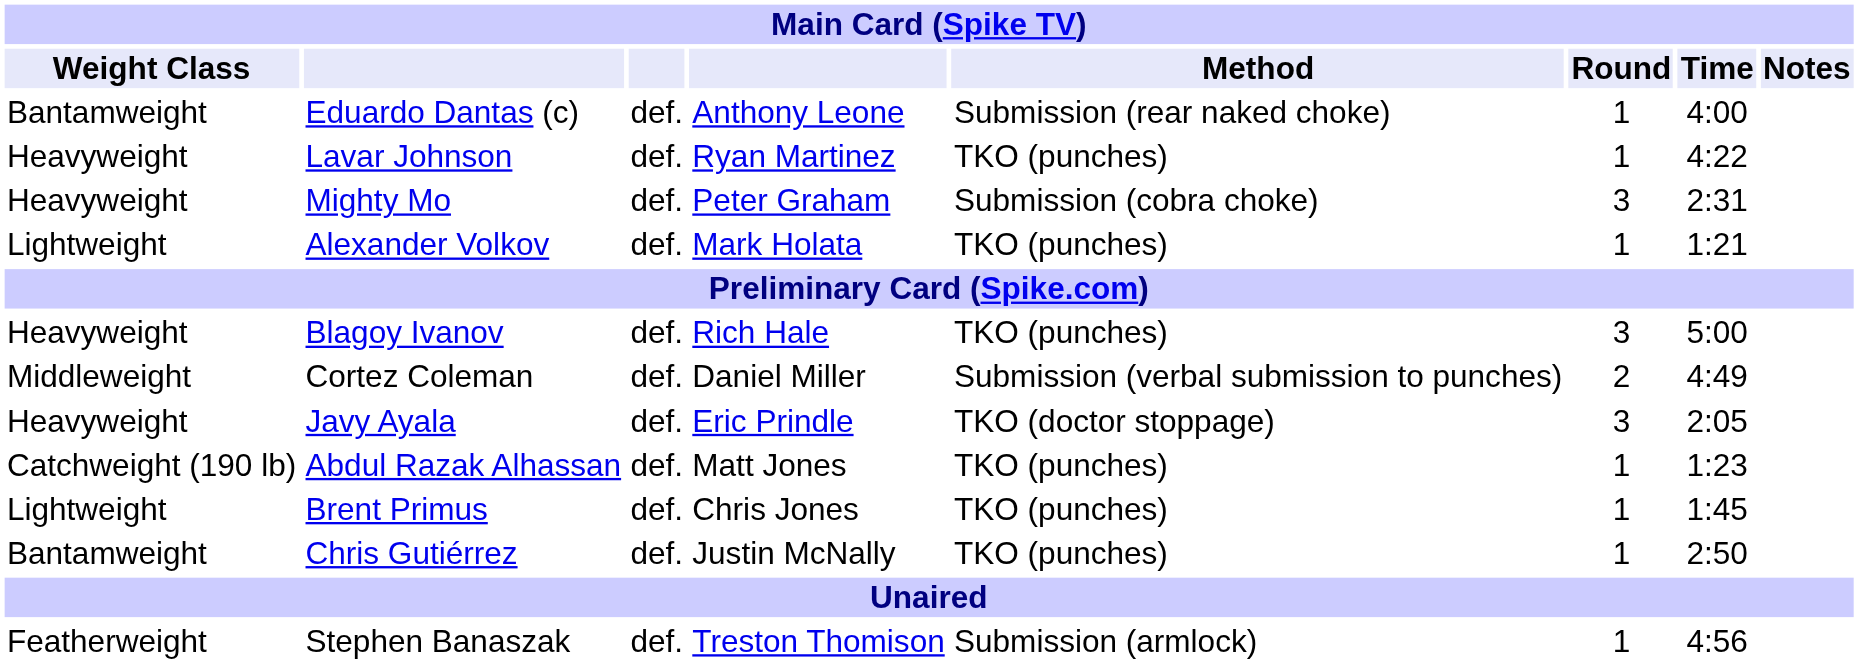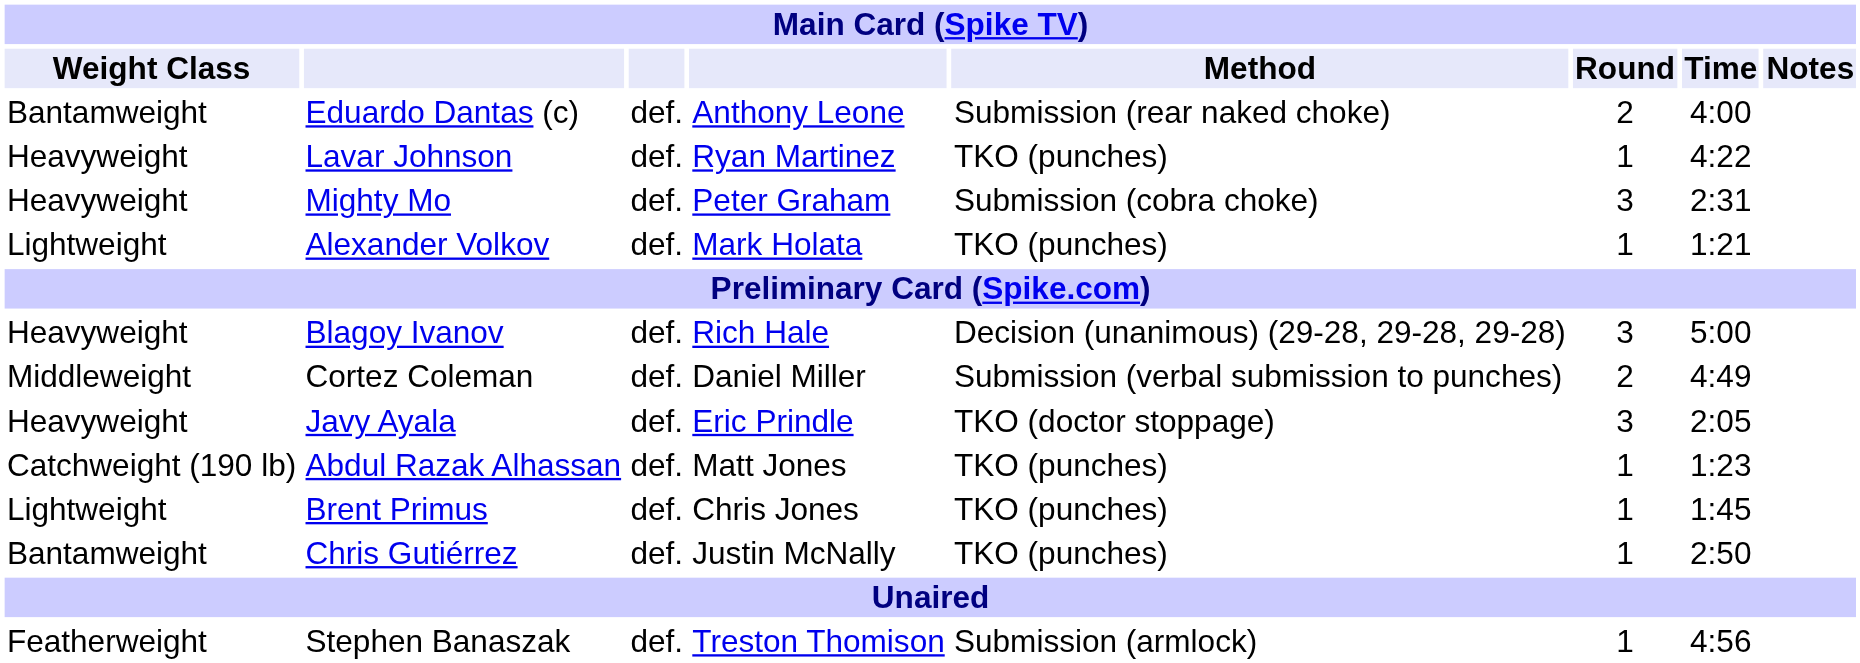(1621, 113) 1 -> (1625, 113) 2
(1061, 333) TKO (punches) -> (1260, 333) Decision (unanimous) (29-28, 29-28, 29-28)
